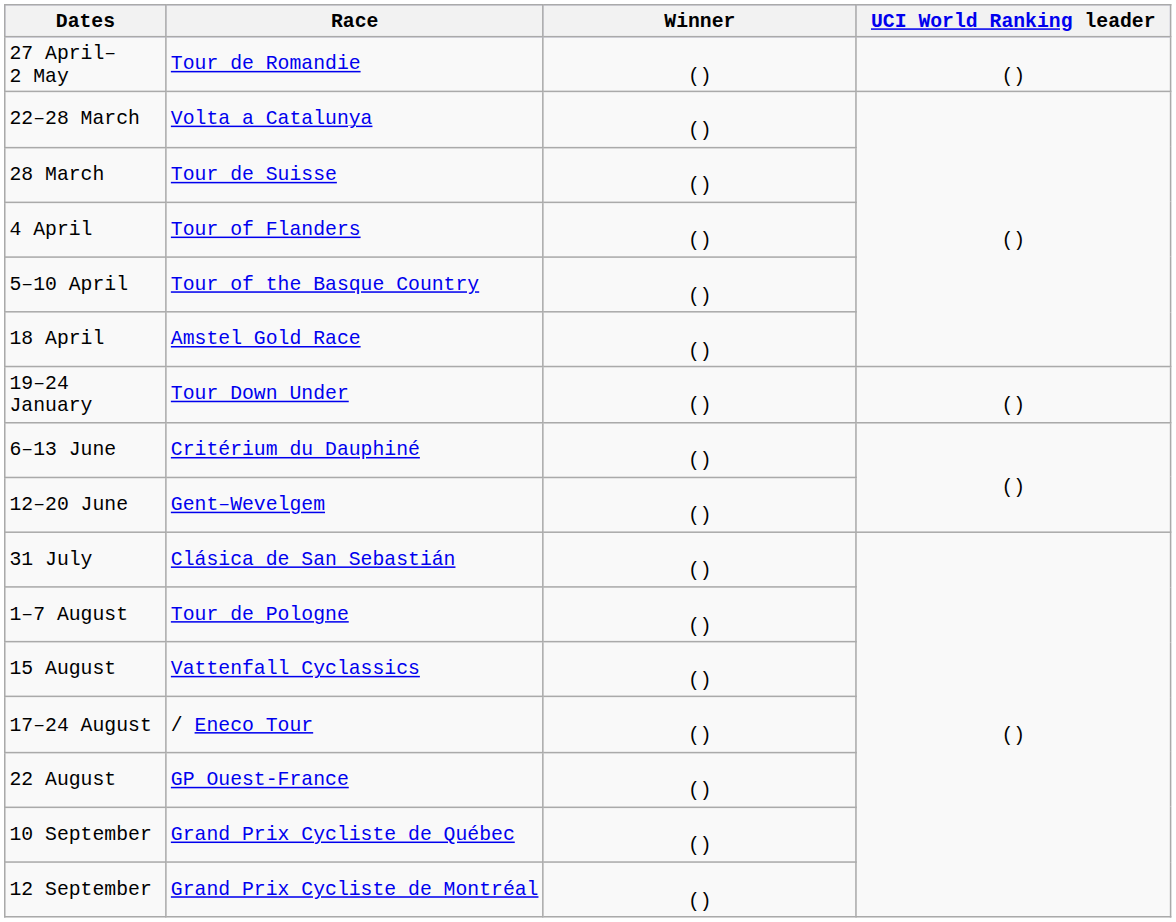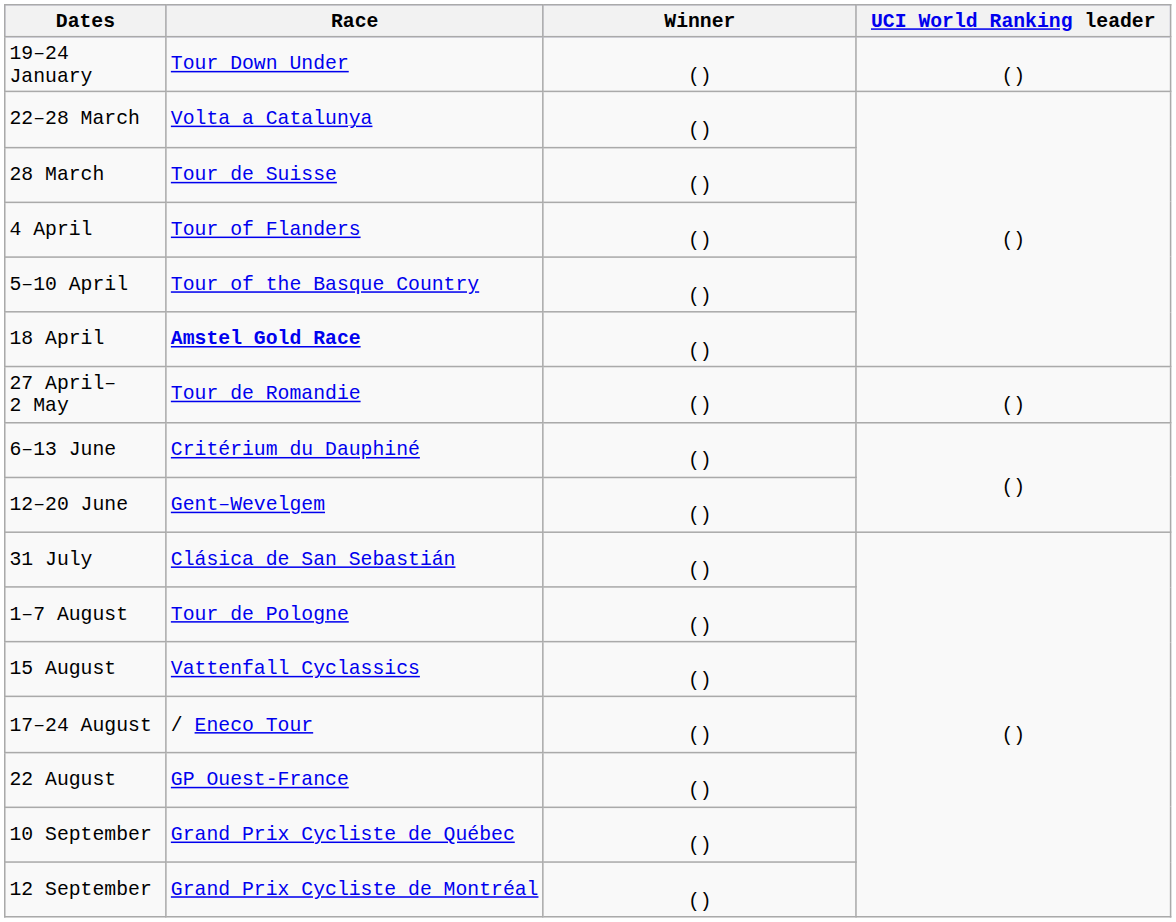rows swapped: (51, 394) <-> (63, 64)
(266, 339) normal -> (266, 339) bold
